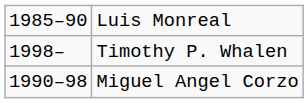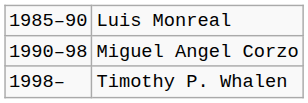rows swapped: (198, 82) <-> (192, 51)
